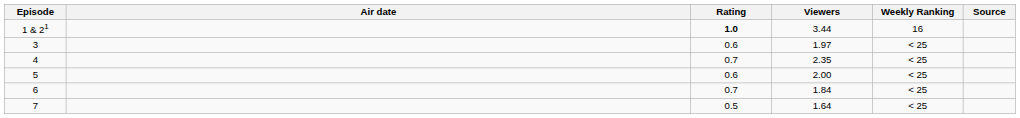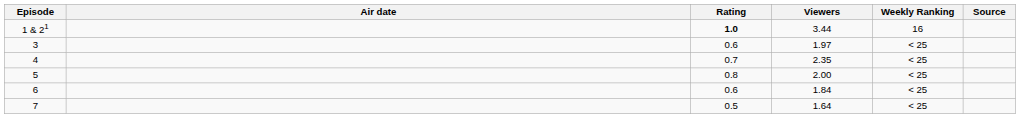(731, 75) 0.6 -> (731, 75) 0.8
(731, 90) 0.7 -> (731, 90) 0.6
